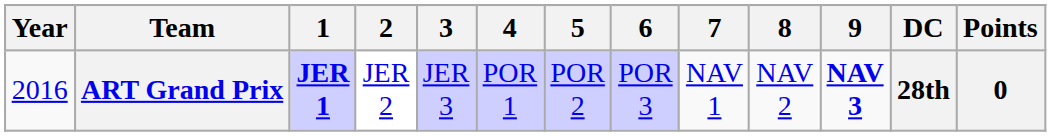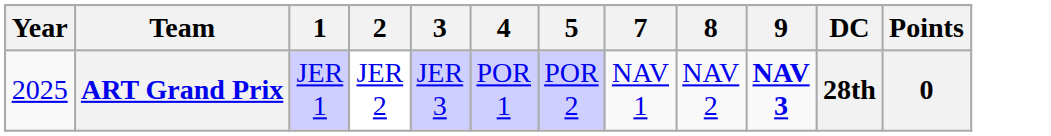- column: (645, 27)
(40, 89) 2016 -> (40, 89) 2025
(323, 89) bold -> (320, 89) normal
